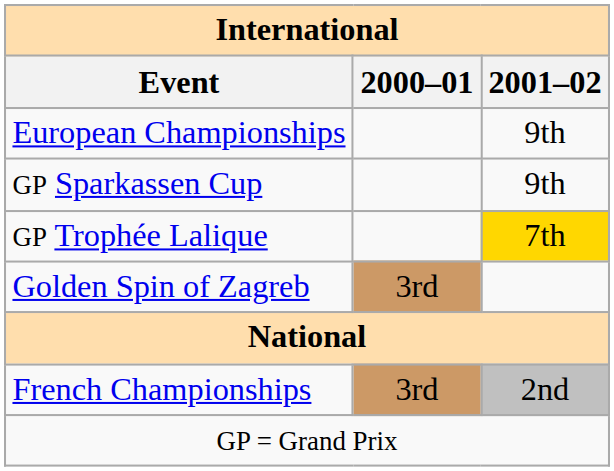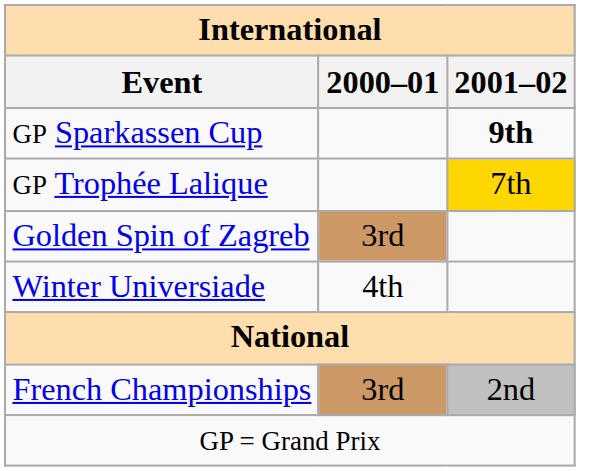- row: (179, 132)
(545, 183) normal -> (511, 132) bold
+ row: (139, 286)
